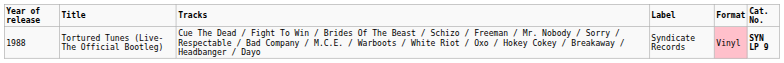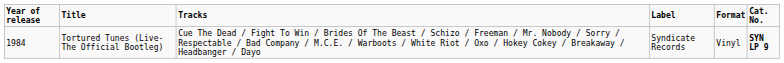(16, 43) 1988 -> (16, 43) 1984
(728, 43) pink background -> (728, 43) no background
